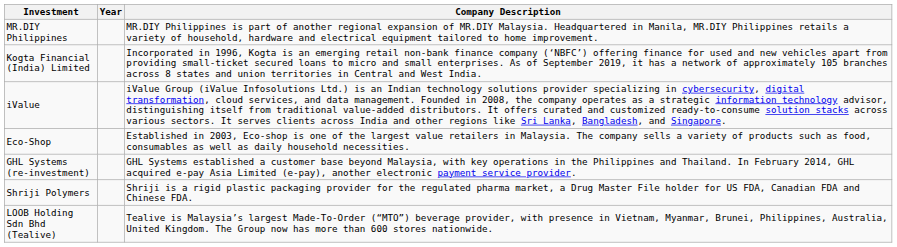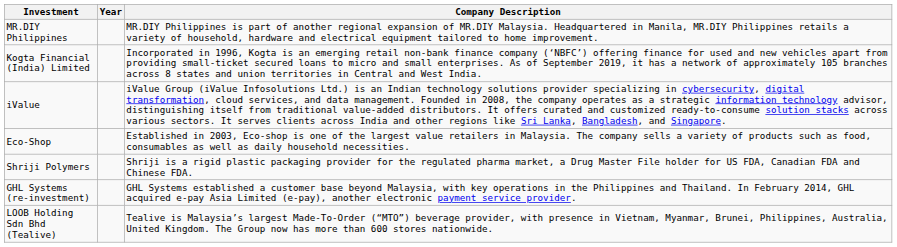rows swapped: (48, 167) <-> (48, 193)
